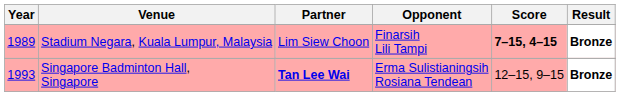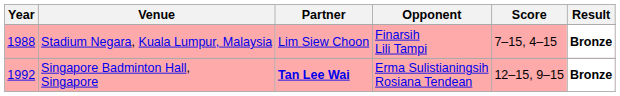(21, 41) 1989 -> (21, 41) 1988
(526, 41) bold -> (526, 41) normal
(21, 75) 1993 -> (21, 75) 1992
